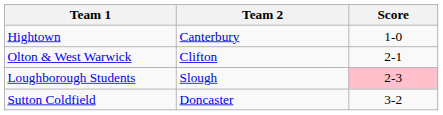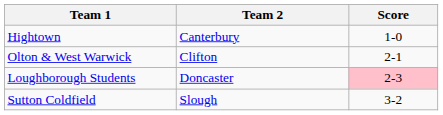(198, 78) Slough -> (207, 78) Doncaster
(207, 99) Doncaster -> (198, 99) Slough
